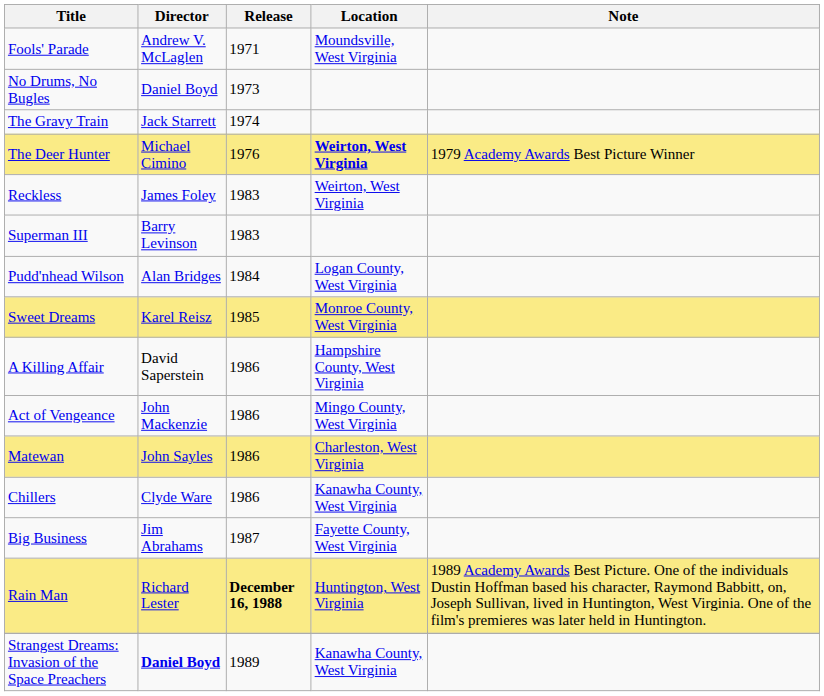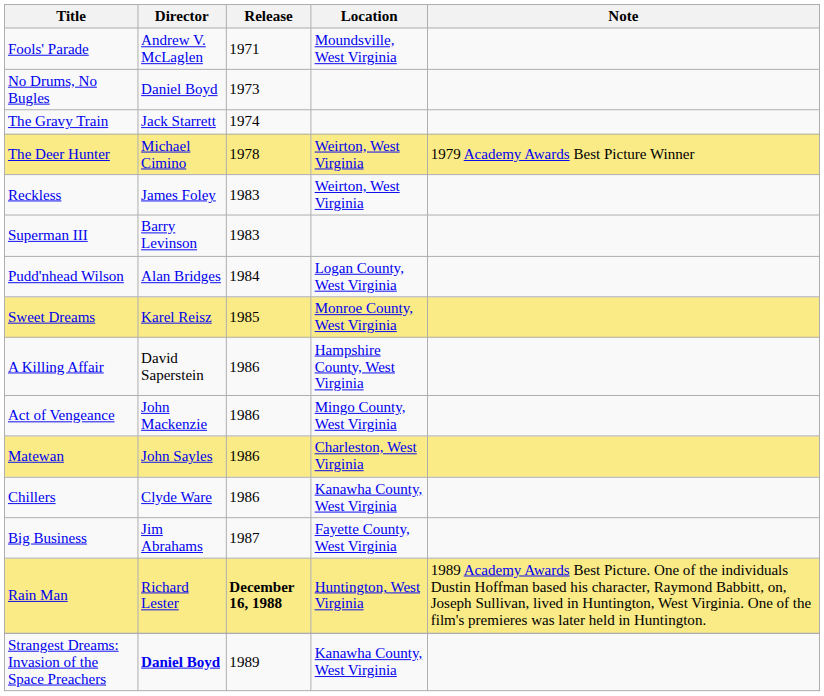(244, 154) 1976 -> (244, 154) 1978
(360, 154) bold -> (357, 154) normal
